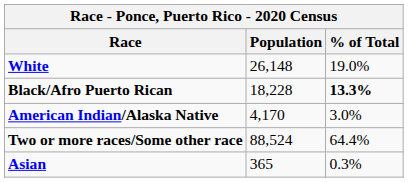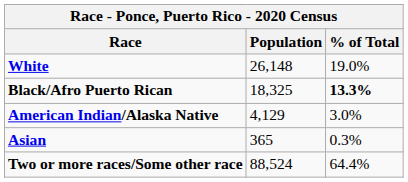(271, 90) 18,228 -> (271, 90) 18,325
(267, 115) 4,170 -> (267, 115) 4,129
rows swapped: (27, 164) <-> (125, 139)
